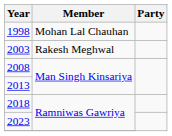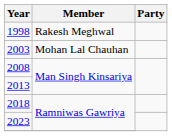(82, 31) Mohan Lal Chauhan -> (75, 31) Rakesh Meghwal
(75, 49) Rakesh Meghwal -> (82, 49) Mohan Lal Chauhan
